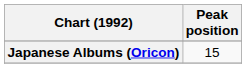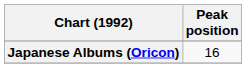(212, 52) 15 -> (212, 52) 16
